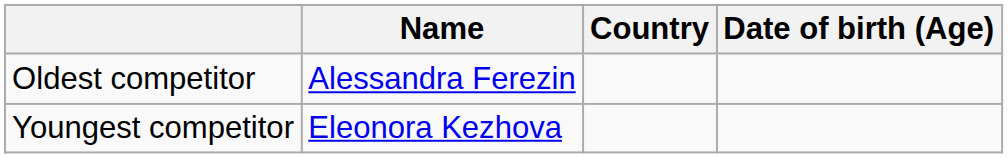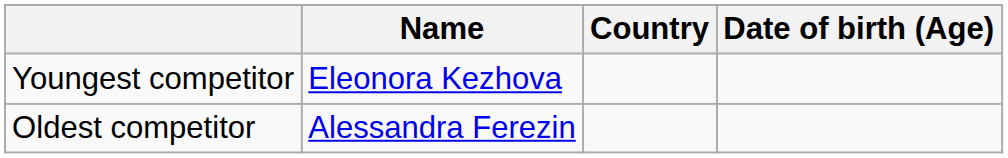rows swapped: (153, 127) <-> (134, 78)
